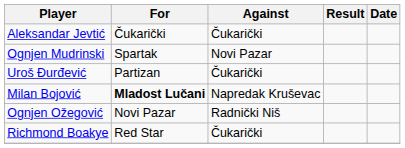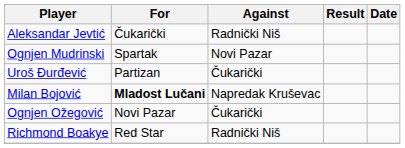(237, 34) Čukarički -> (246, 34) Radnički Niš
(246, 113) Radnički Niš -> (237, 113) Čukarički
(237, 133) Čukarički -> (246, 133) Radnički Niš
